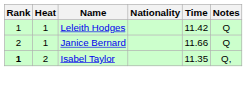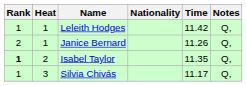(226, 28) Q -> (226, 28) Q,
(196, 43) 11.66 -> (196, 43) 11.26
(226, 43) Q -> (226, 43) Q,
+ row: (88, 74)
